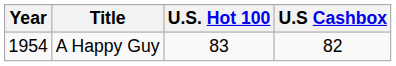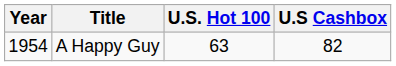(219, 46) 83 -> (219, 46) 63
